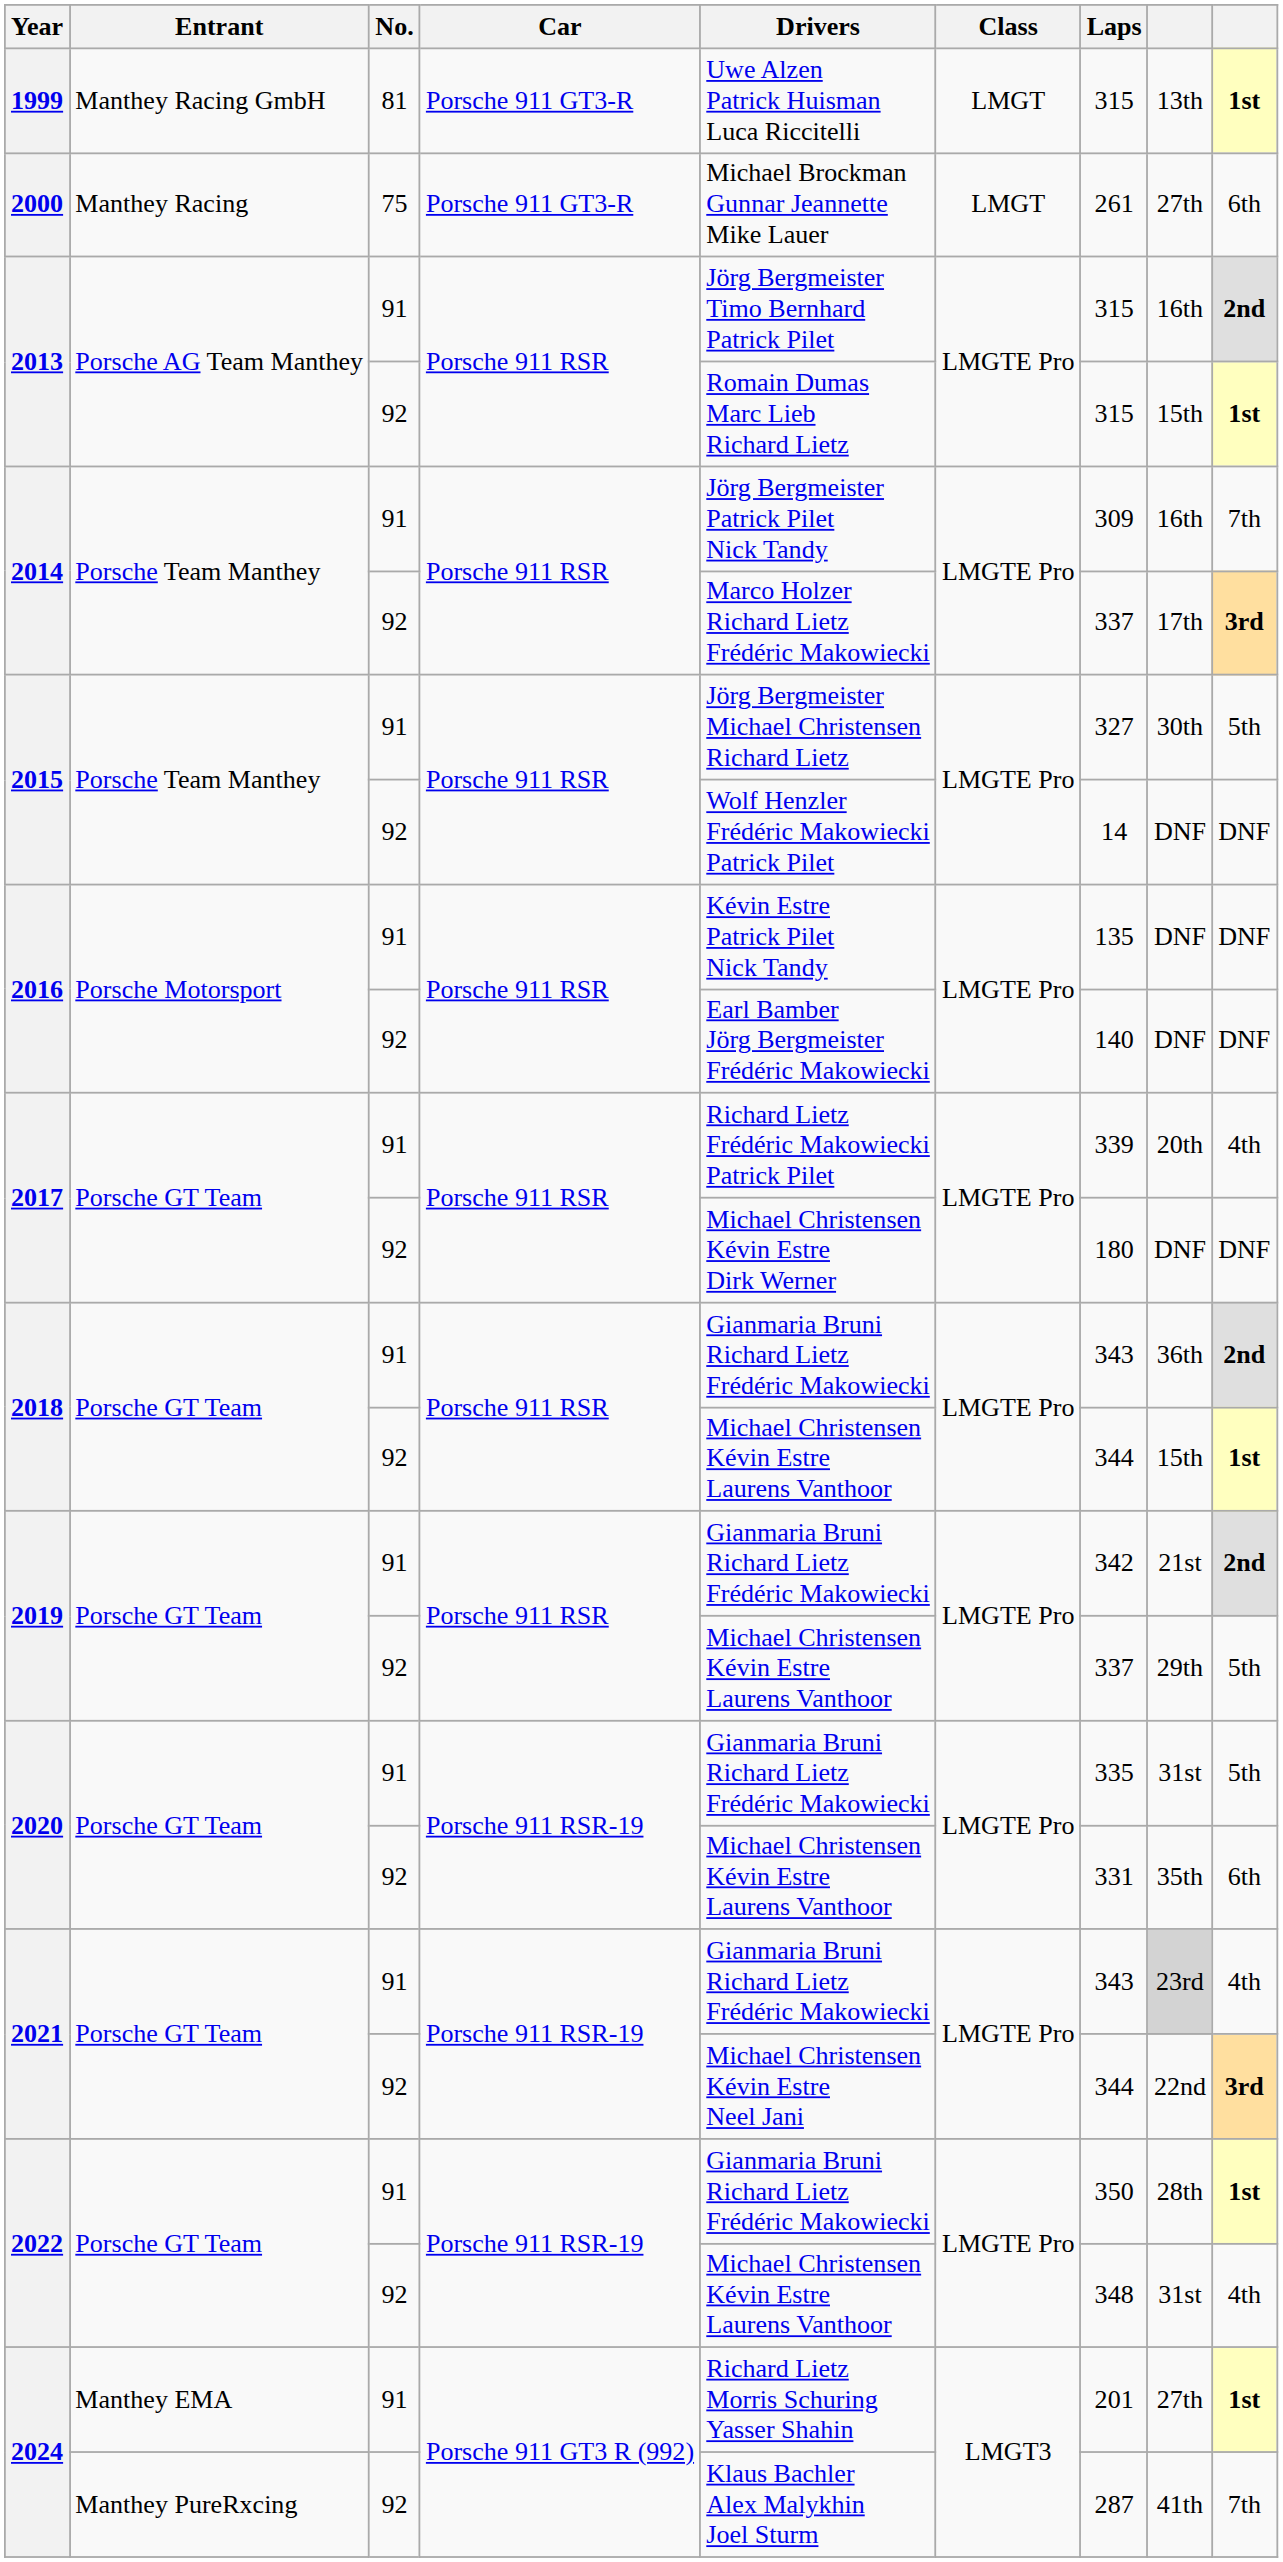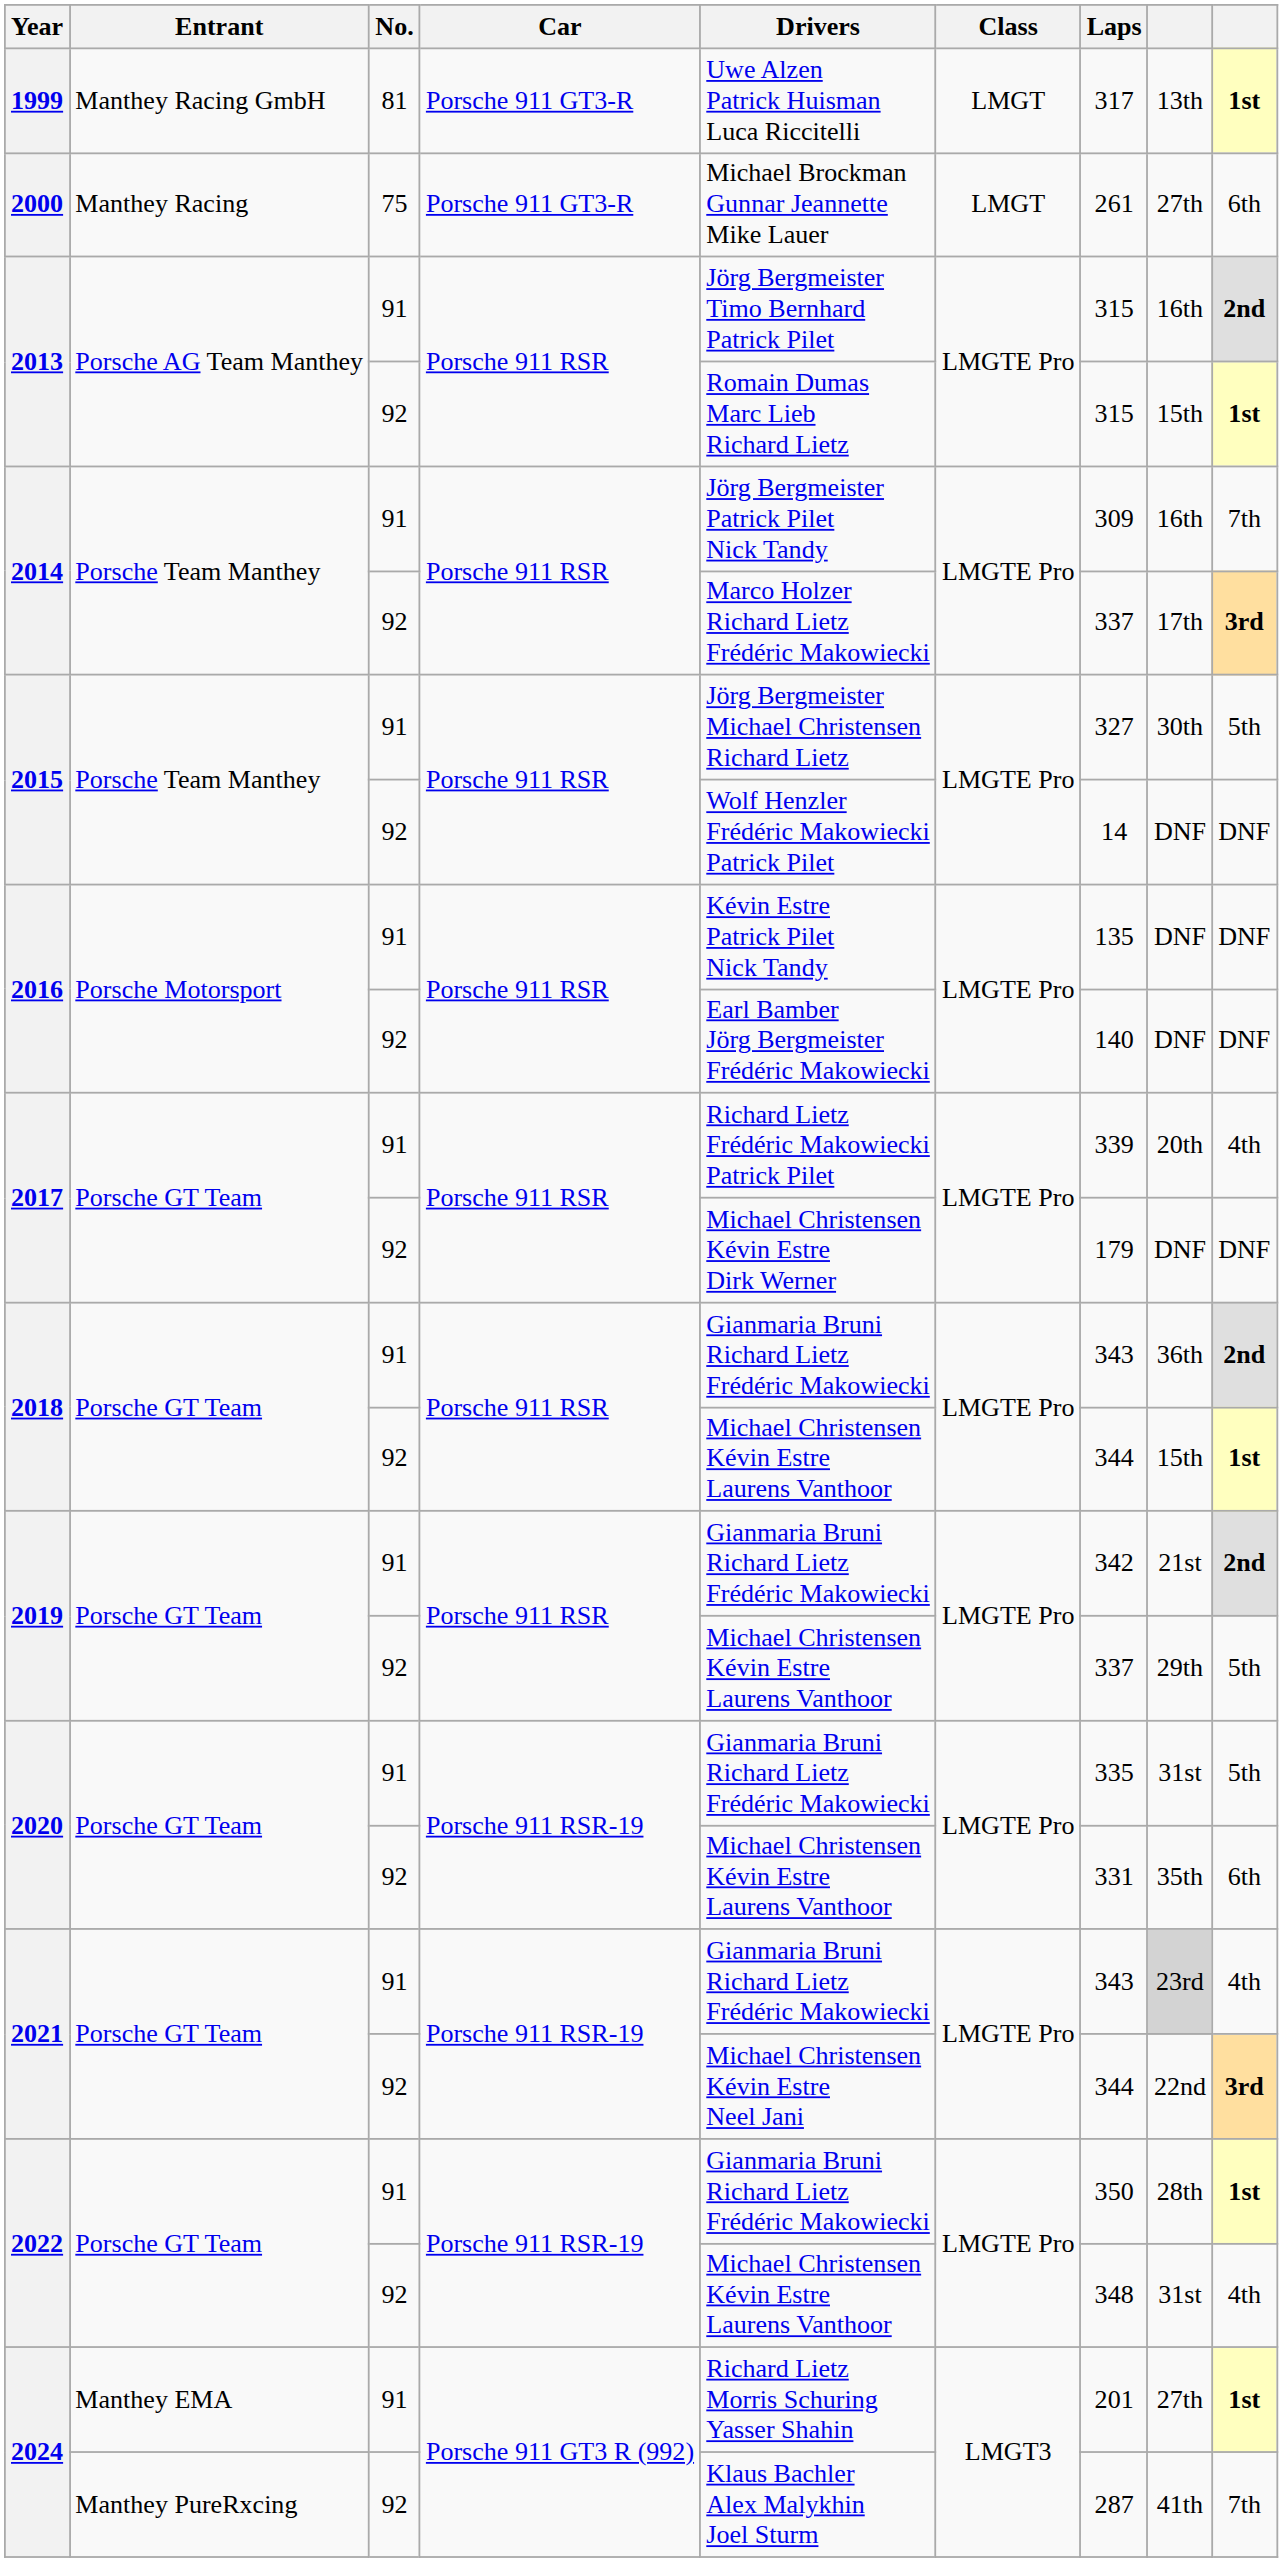(1114, 100) 315 -> (1114, 100) 317
(1114, 1249) 180 -> (1114, 1249) 179
